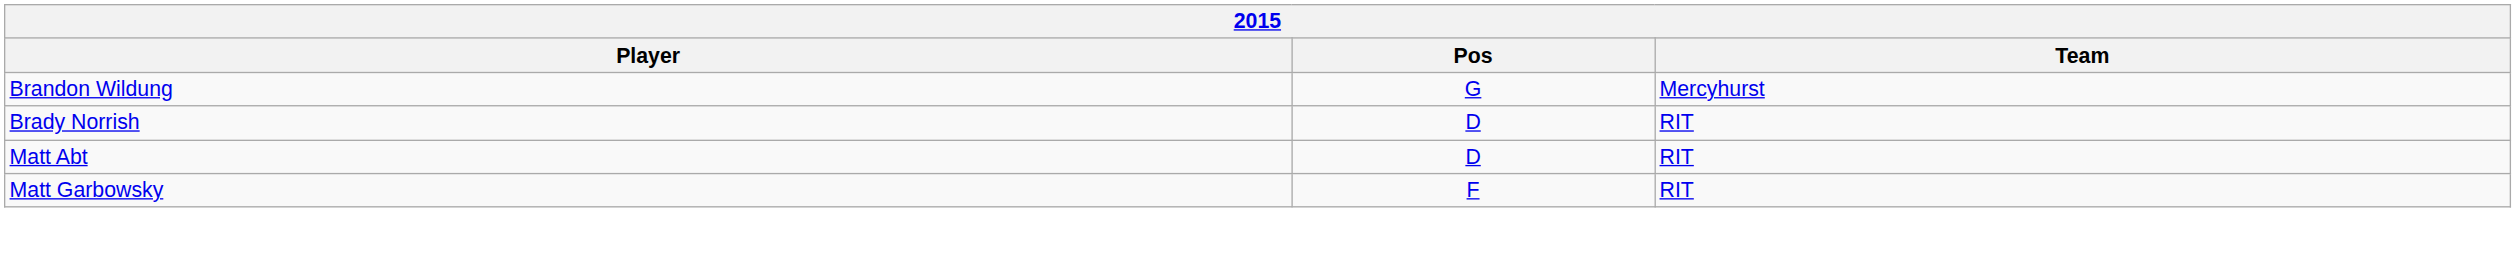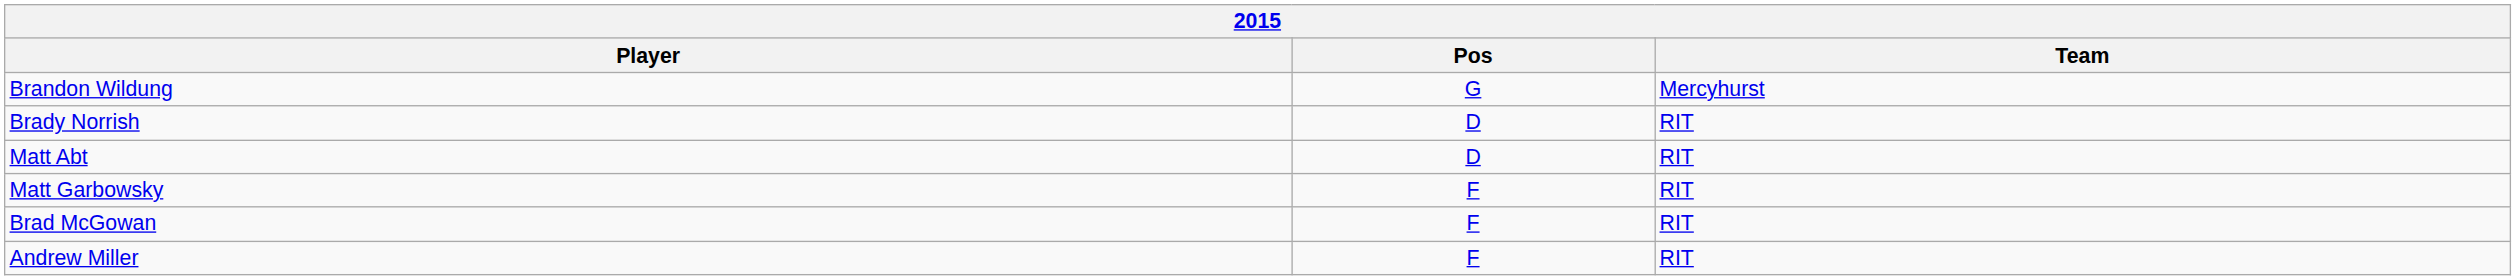+ row: (83, 223)
+ row: (74, 257)
